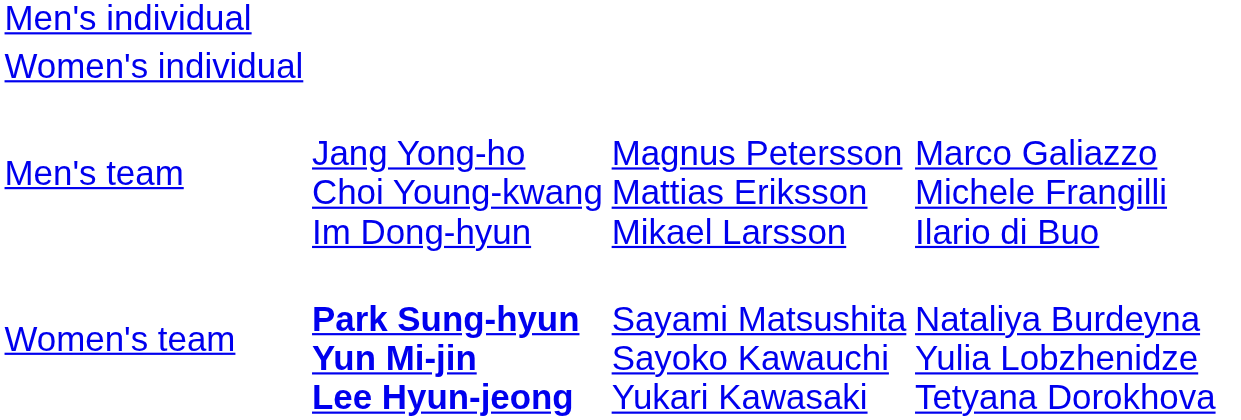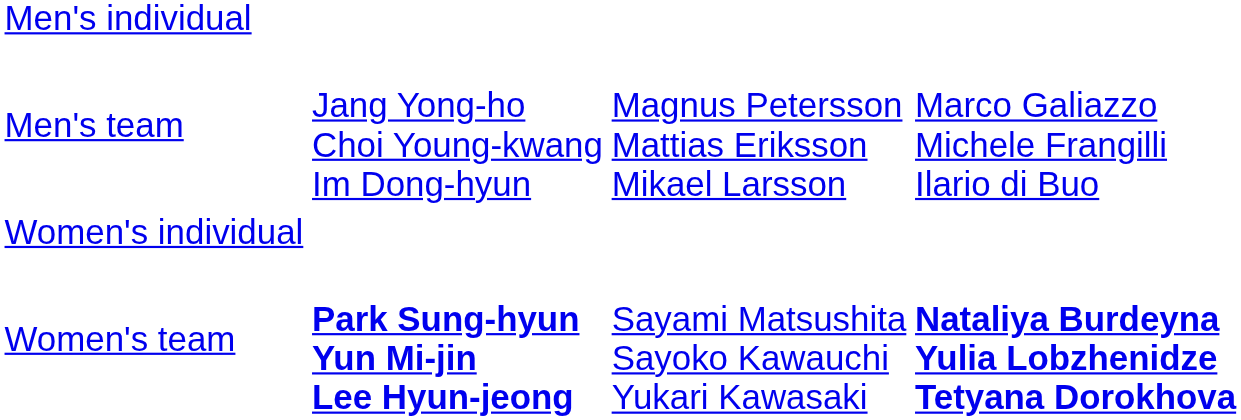rows swapped: (154, 66) <-> (94, 173)
(1065, 358) normal -> (1076, 358) bold
